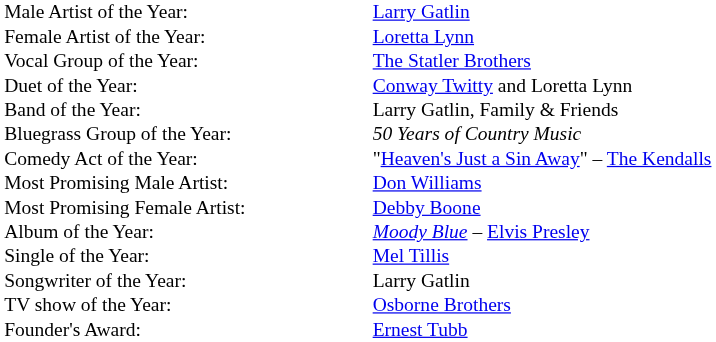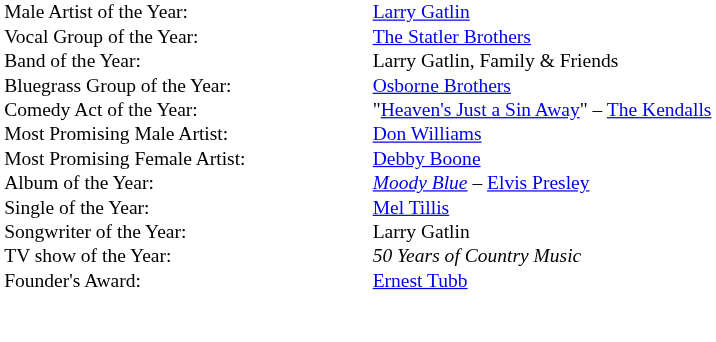- row: (105, 36)
- row: (71, 85)
(477, 134) 50 Years of Country Music -> (442, 85) Osborne Brothers
(442, 304) Osborne Brothers -> (477, 256) 50 Years of Country Music
